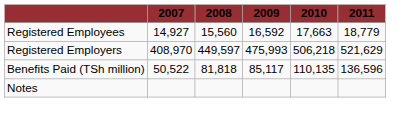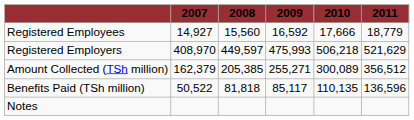(314, 32) 17,663 -> (337, 32) 17,666
+ row: (88, 69)
